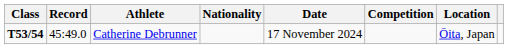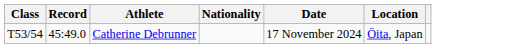- column: (401, 14)
(25, 33) bold -> (25, 33) normal
